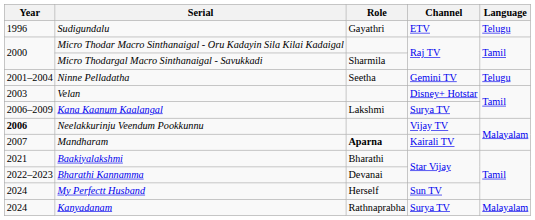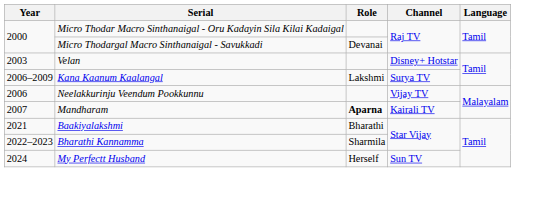- row: (83, 28)
(367, 61) Sharmila -> (366, 45) Devanai
- row: (93, 77)
(17, 126) bold -> (17, 93) normal
(366, 175) Devanai -> (367, 142) Sharmila
- row: (85, 207)
